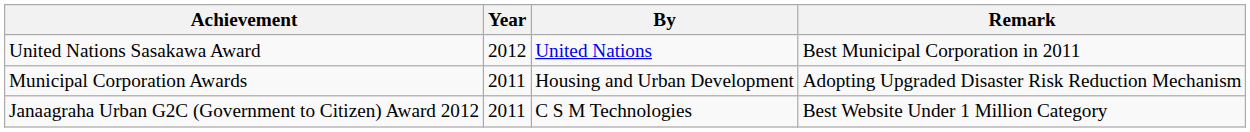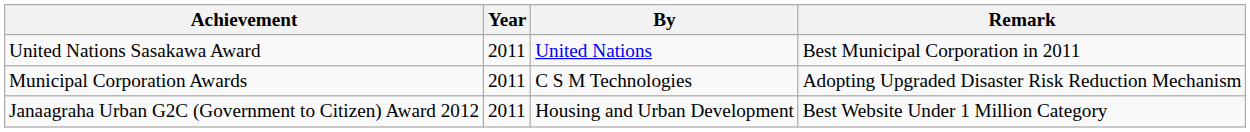(507, 50) 2012 -> (507, 50) 2011
(665, 80) Housing and Urban Development -> (614, 80) C S M Technologies
(614, 111) C S M Technologies -> (665, 111) Housing and Urban Development
